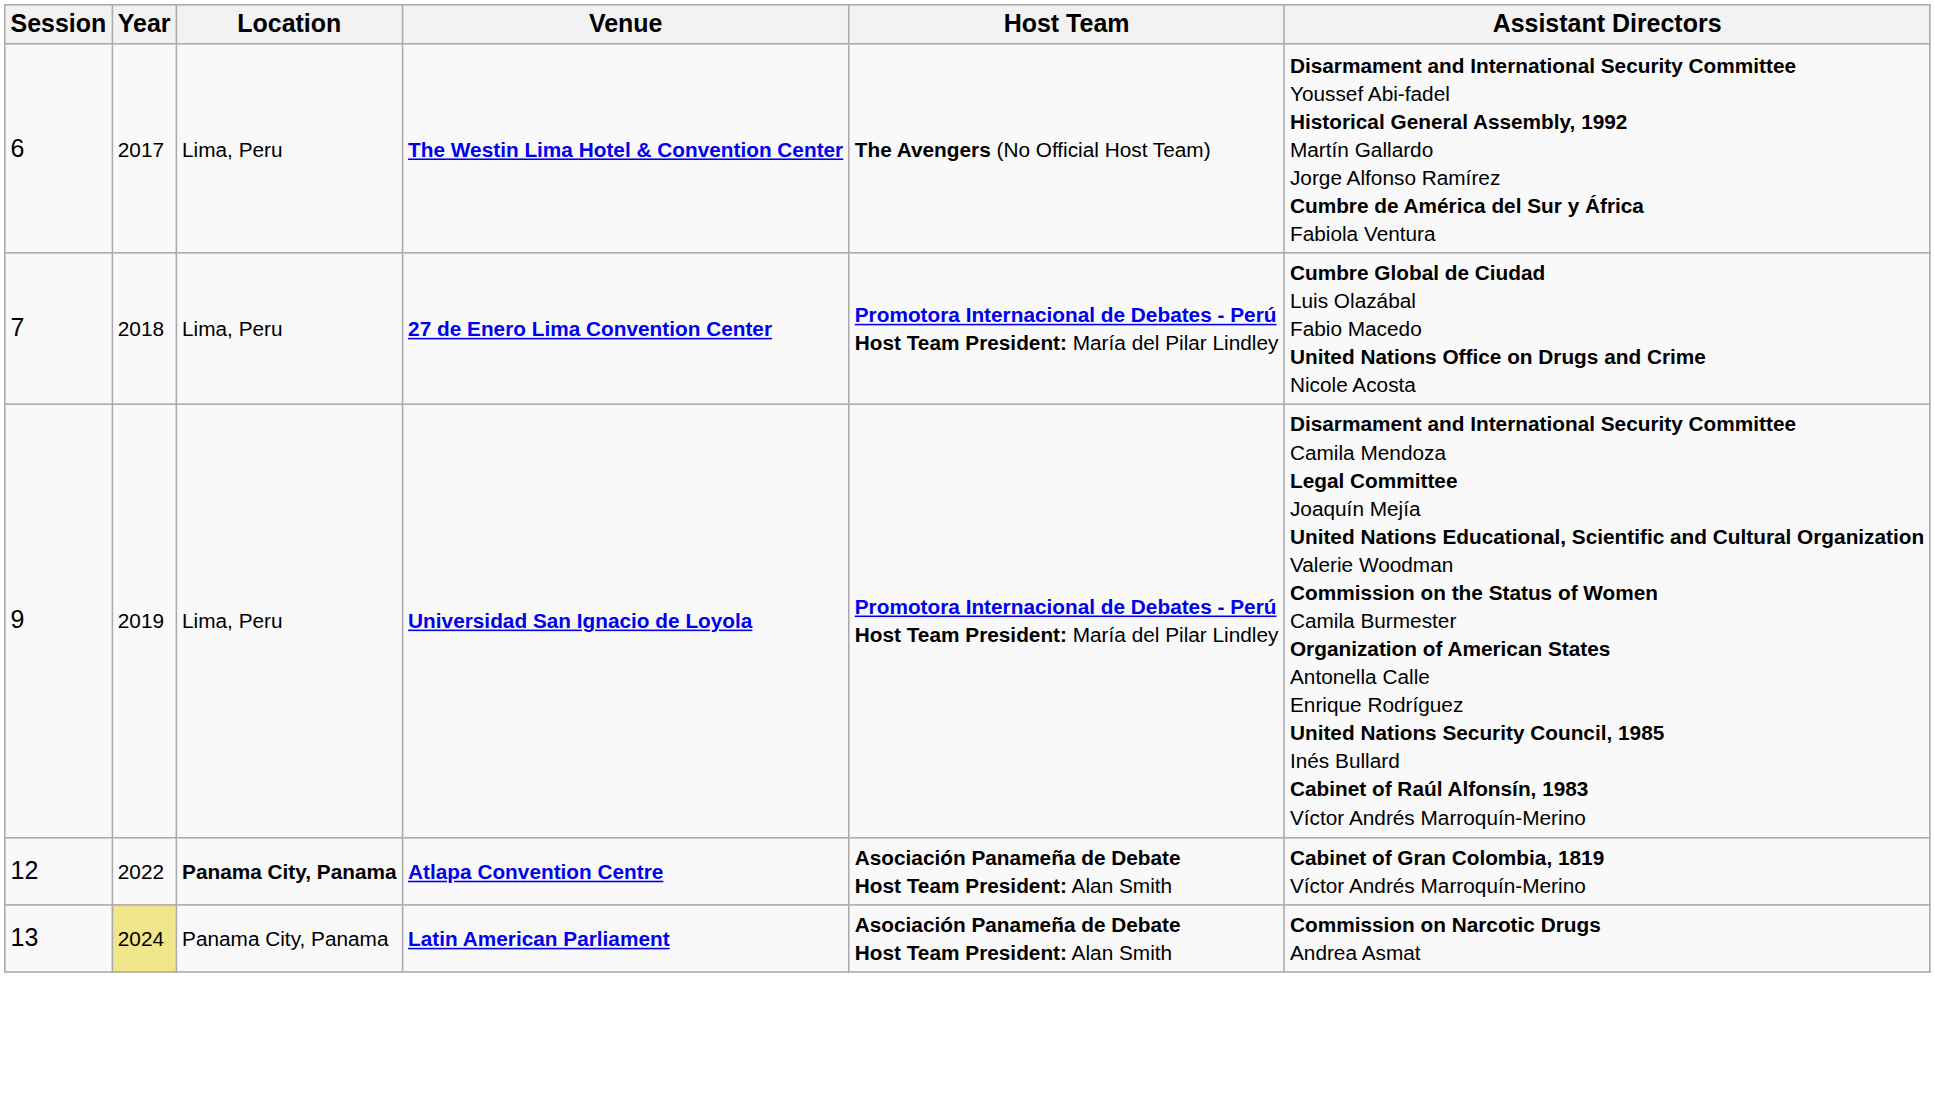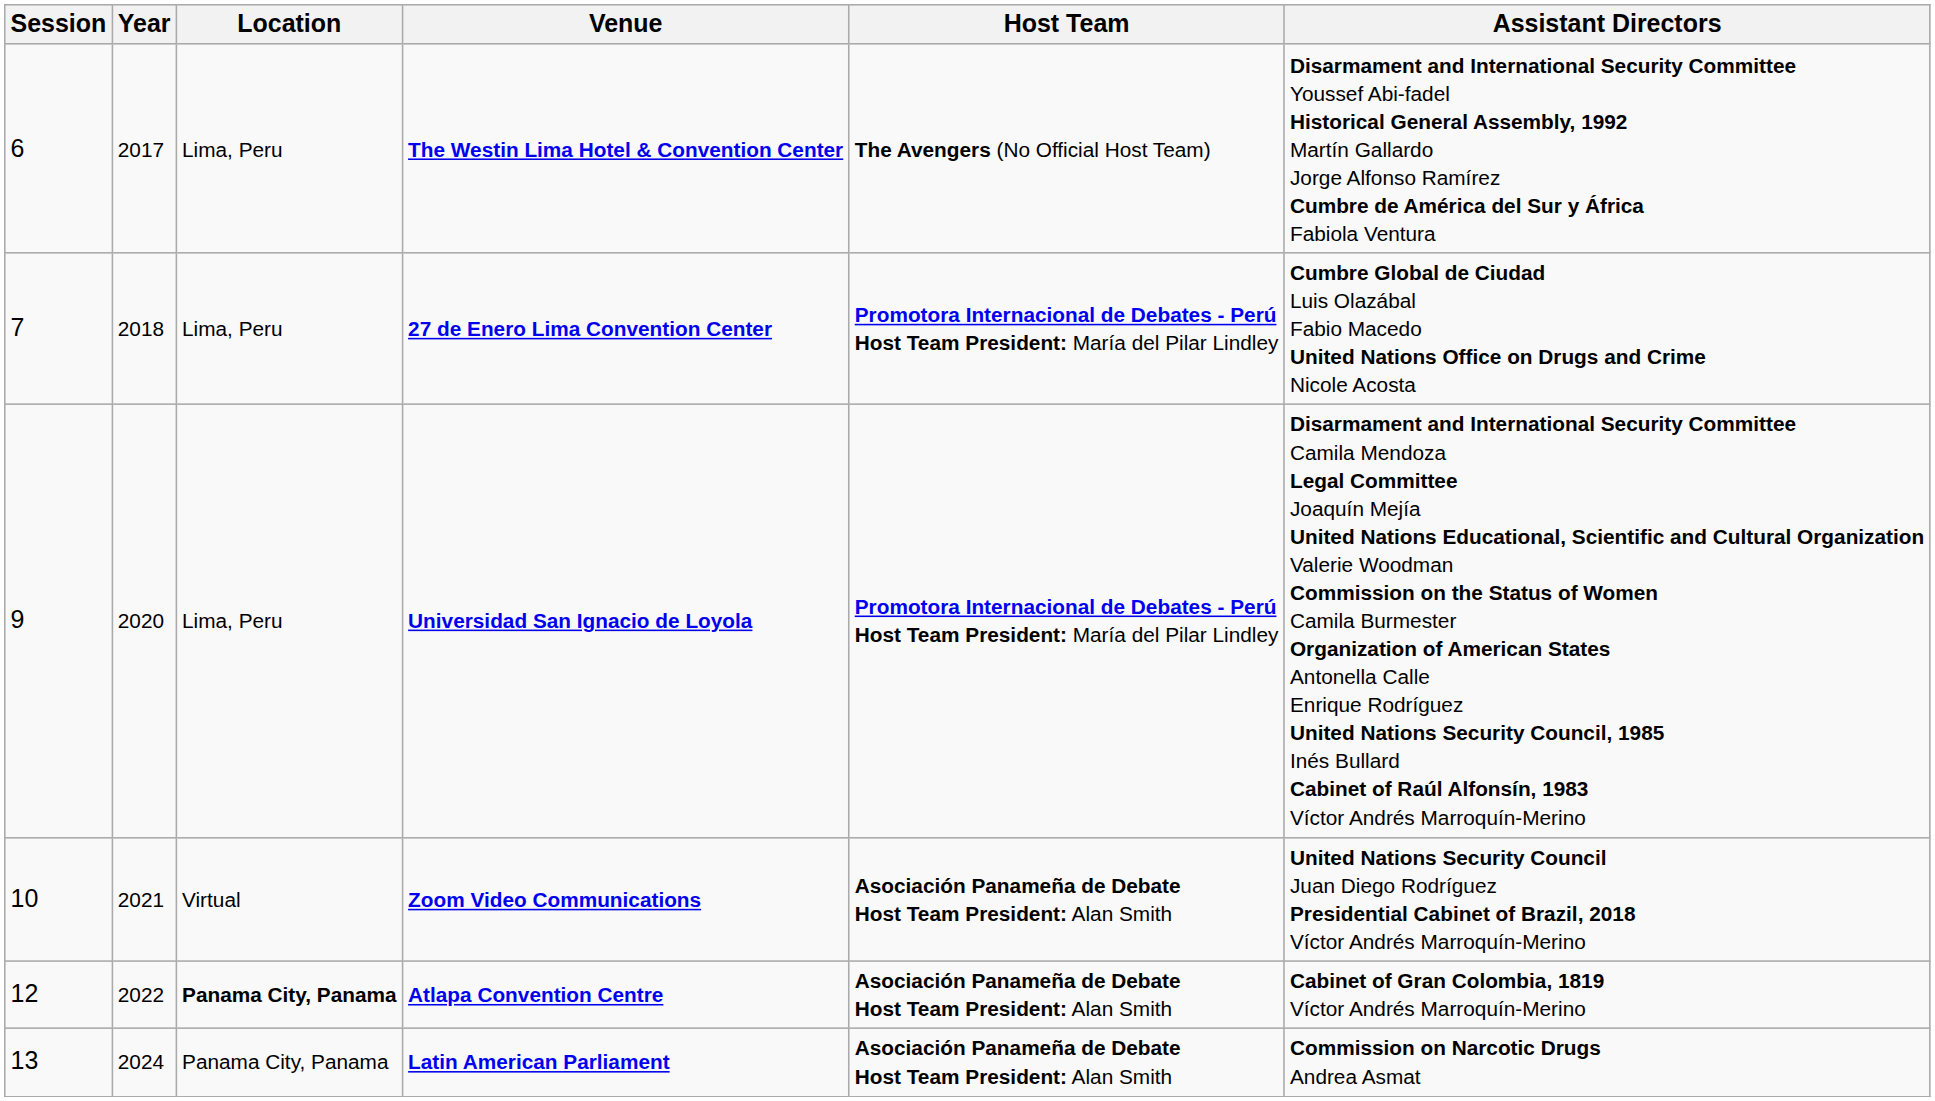(141, 621) 2019 -> (141, 621) 2020
+ row: (555, 900)
(141, 939) khaki background -> (141, 1063) no background
